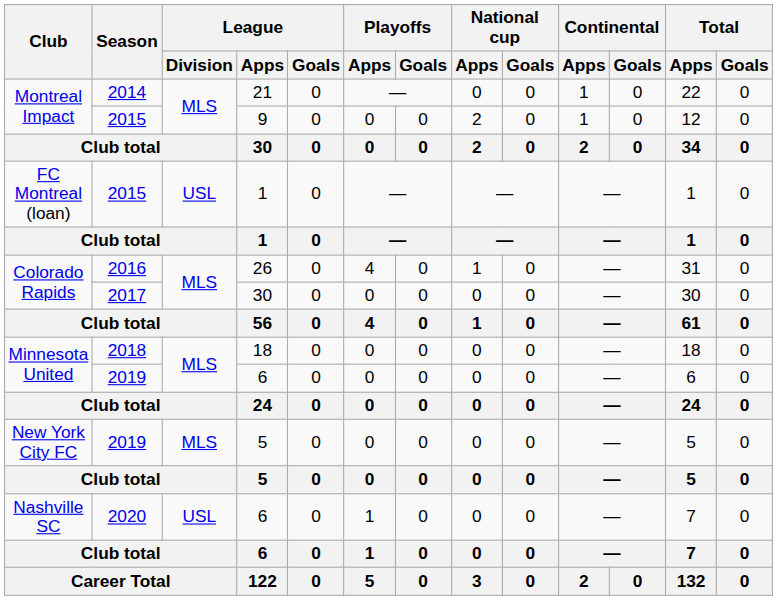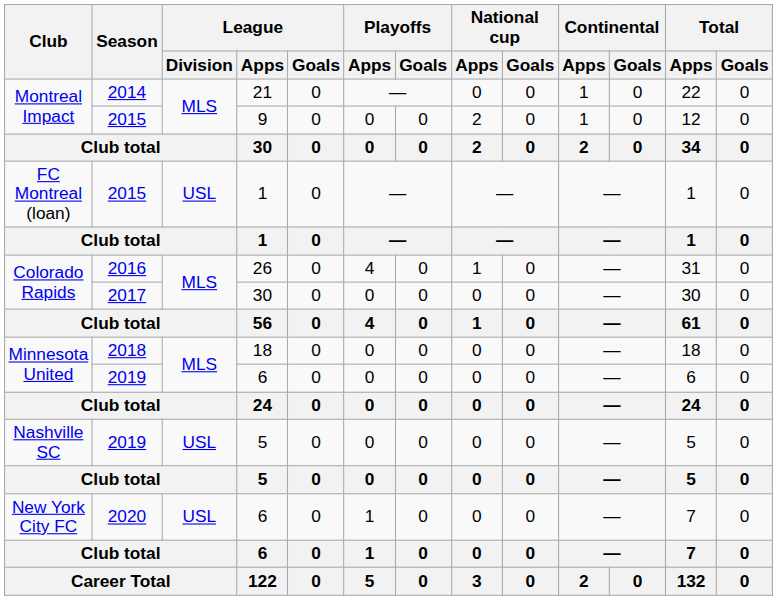(48, 442) New York City FC -> (48, 442) Nashville SC
(199, 442) MLS -> (199, 442) USL
(48, 516) Nashville SC -> (48, 516) New York City FC
